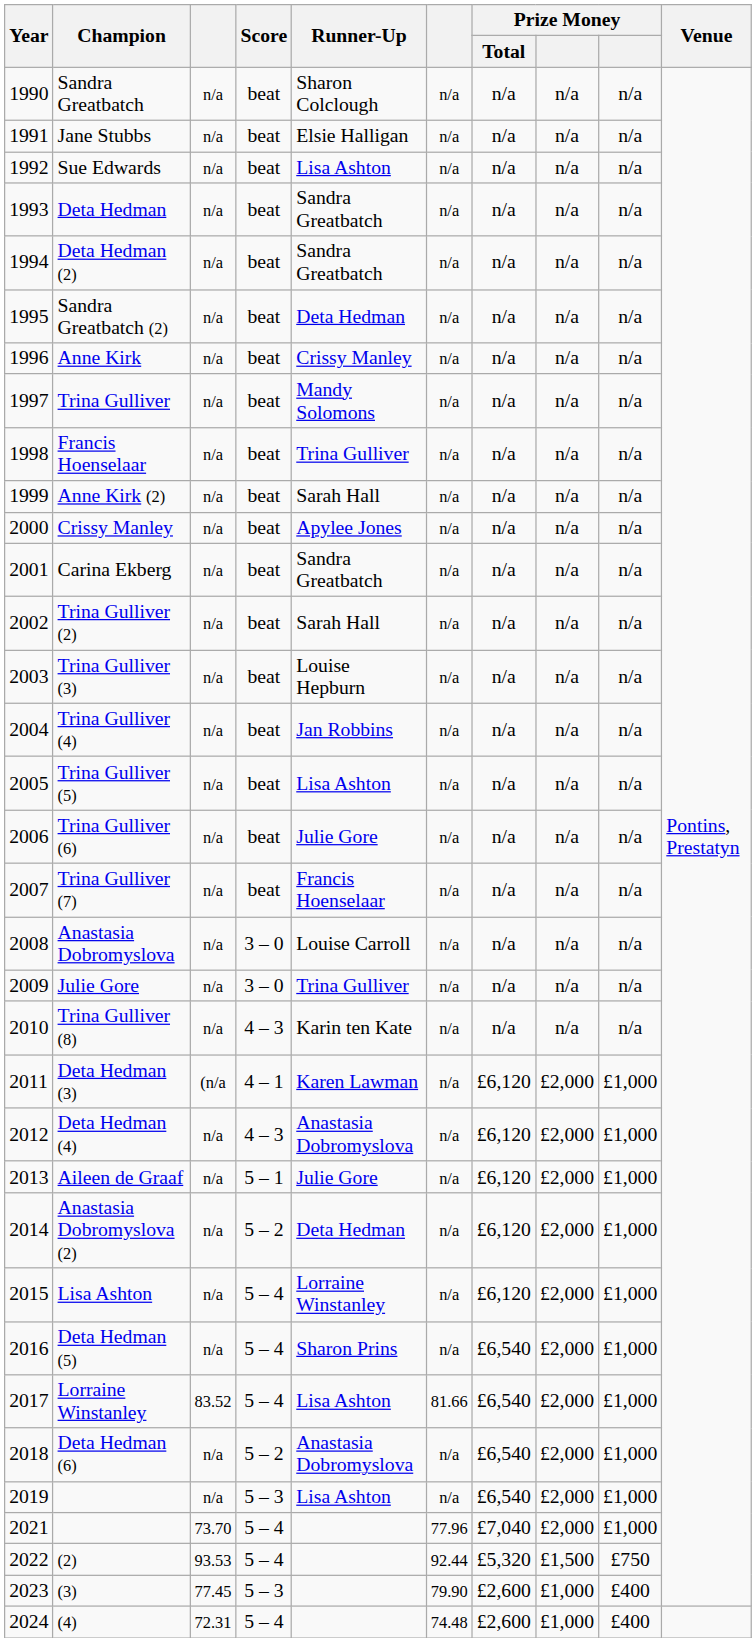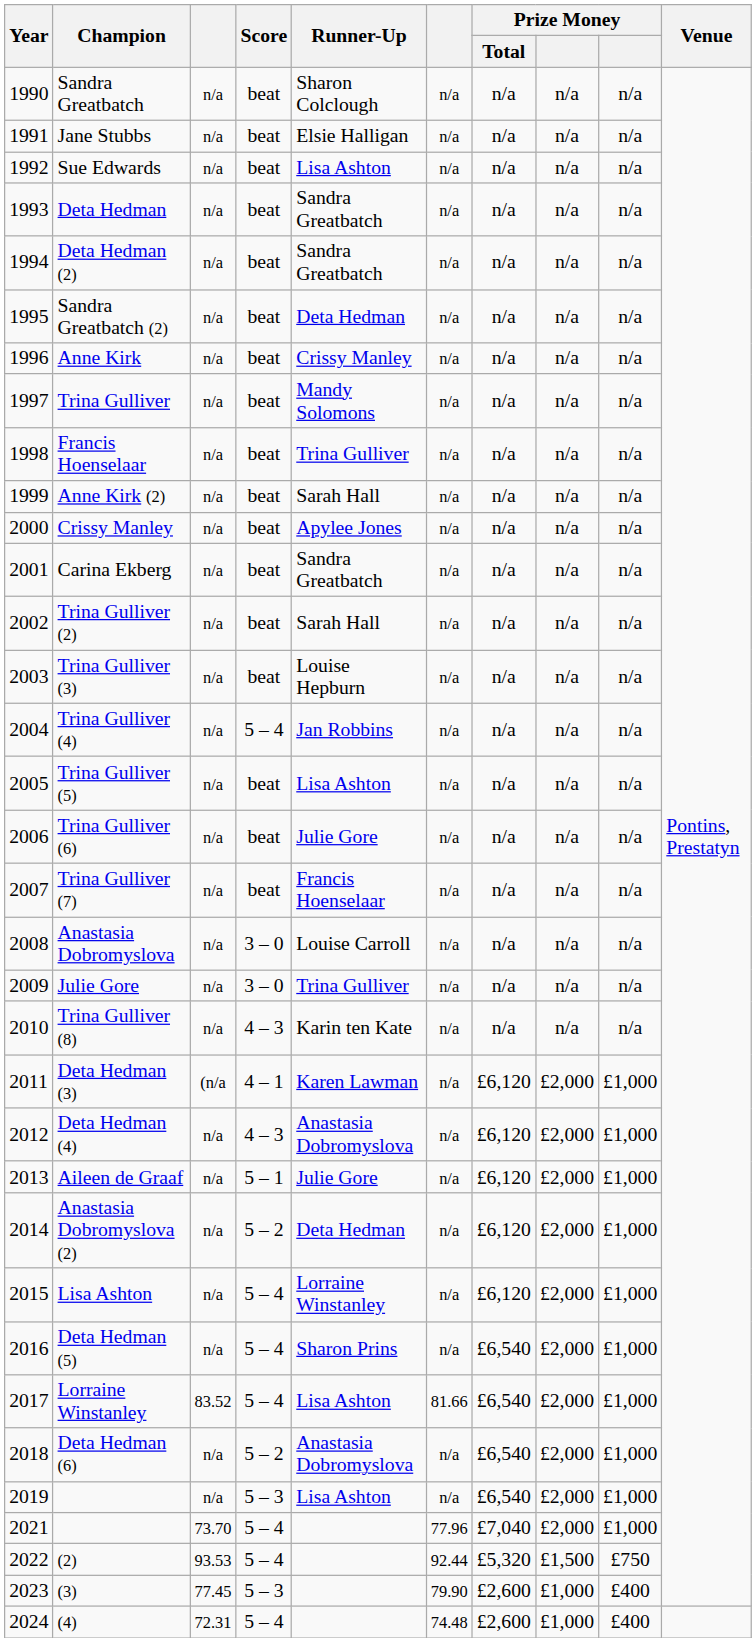(264, 729) beat -> (264, 729) 5 – 4
